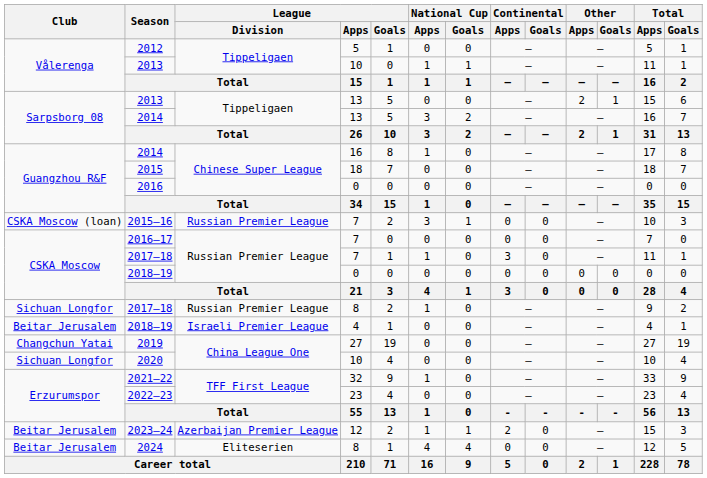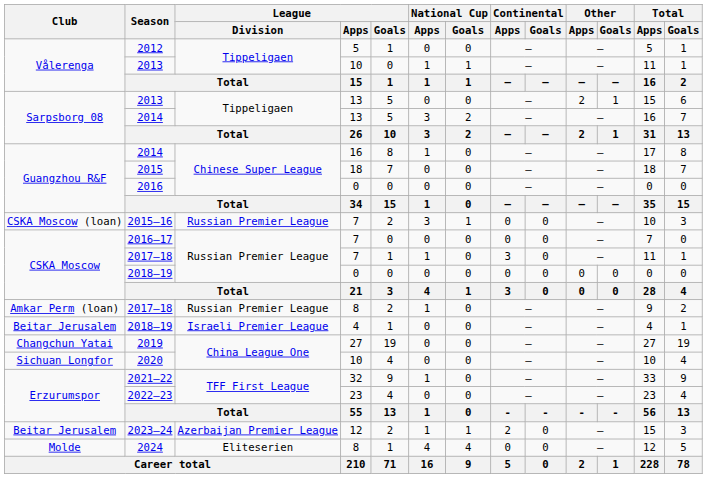(65, 308) Sichuan Longfor -> (65, 308) Amkar Perm (loan)
(65, 447) Beitar Jerusalem -> (65, 447) Molde
